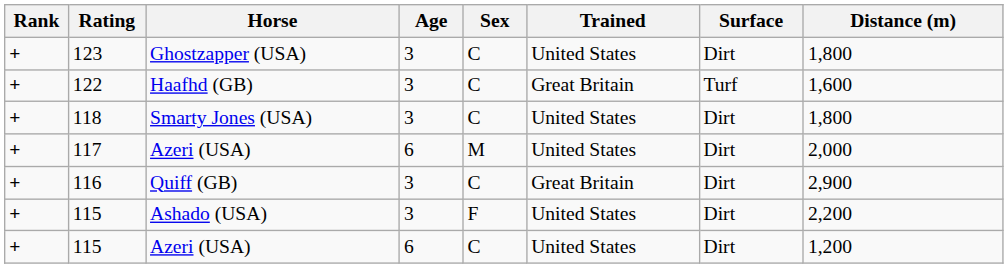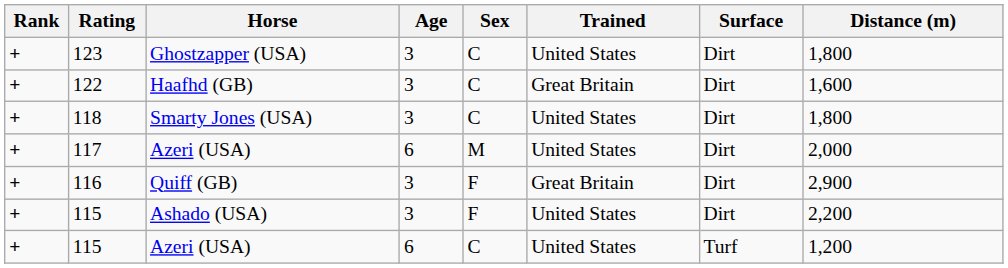(721, 85) Turf -> (719, 85) Dirt
(474, 182) C -> (473, 182) F
(719, 247) Dirt -> (721, 247) Turf
